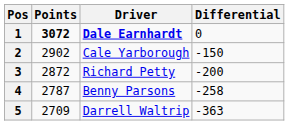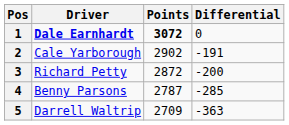columns swapped: (136, 14) <-> (56, 14)
(209, 53) -150 -> (209, 53) -191
(209, 91) -258 -> (209, 91) -285
